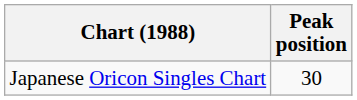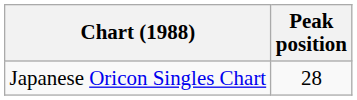(311, 77) 30 -> (311, 77) 28
